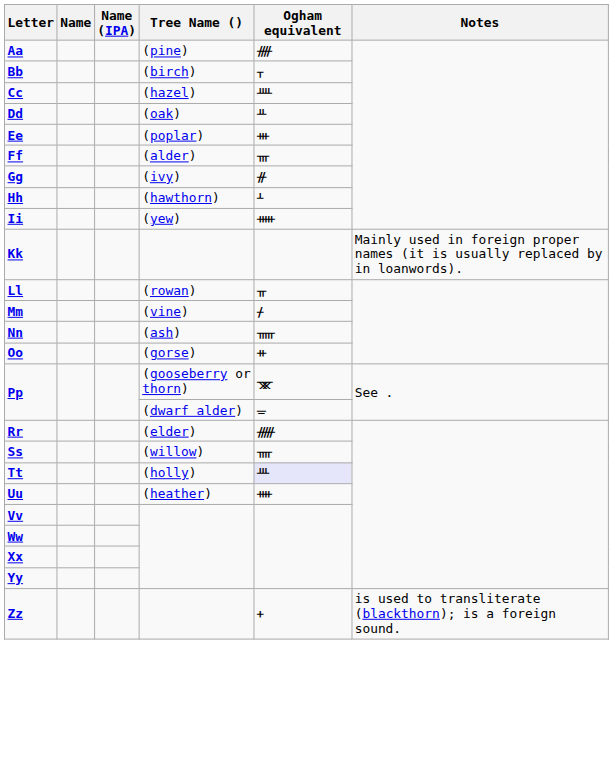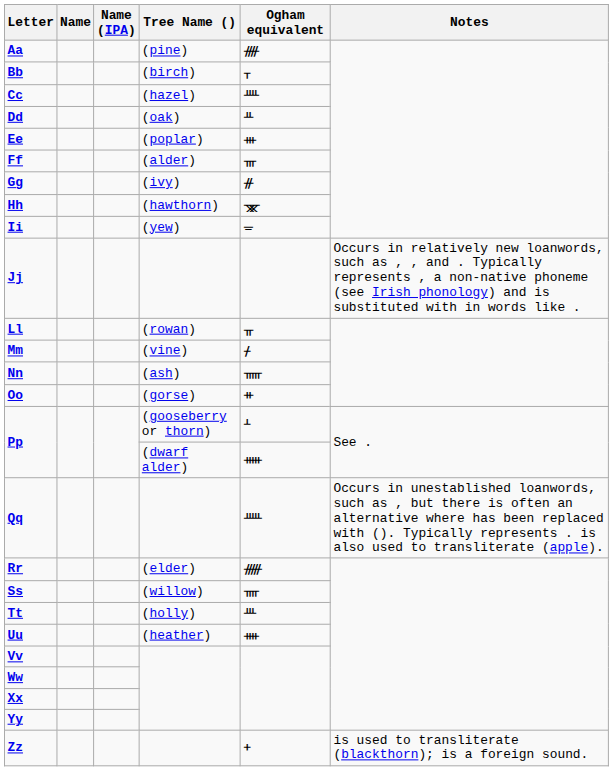(260, 198) ᚆ -> (252, 206) ᚘ
(266, 219) ᚔ -> (248, 228) ᚚ
+ row: (15, 278)
- row: (15, 254)
(265, 382) ᚘ -> (247, 425) ᚆ
(261, 410) ᚚ -> (253, 460) ᚔ
+ row: (15, 518)
(263, 473) lavender background -> (250, 614) no background
